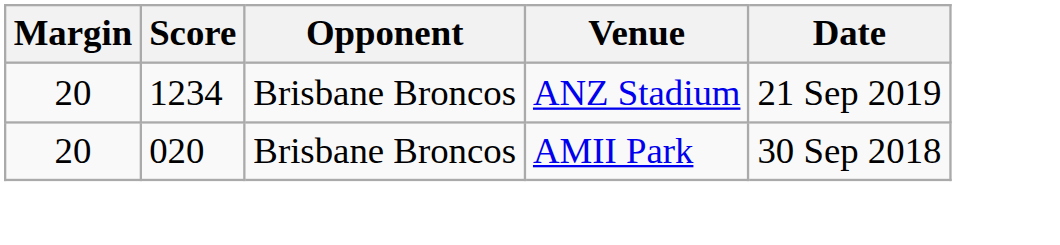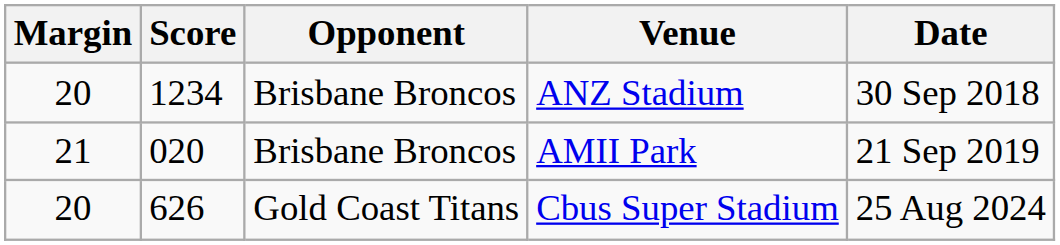(849, 92) 21 Sep 2019 -> (948, 92) 30 Sep 2018
(73, 150) 20 -> (73, 150) 21
(849, 150) 30 Sep 2018 -> (948, 150) 21 Sep 2019
+ row: (687, 208)
